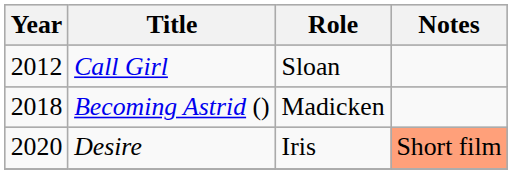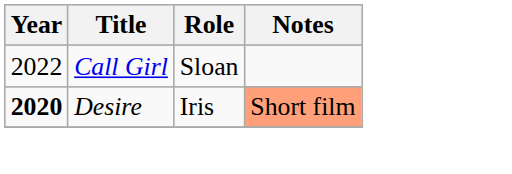(37, 65) 2012 -> (37, 65) 2022
- row: (172, 106)
(37, 147) normal -> (37, 106) bold
